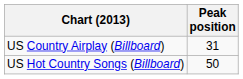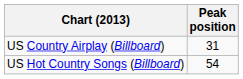(213, 64) 50 -> (213, 64) 54
